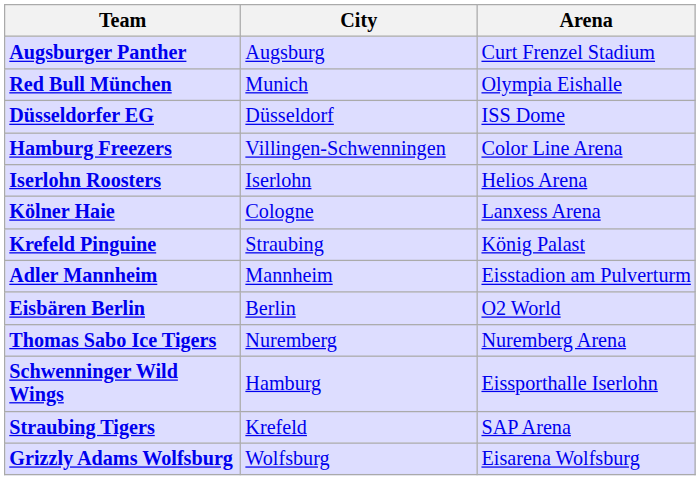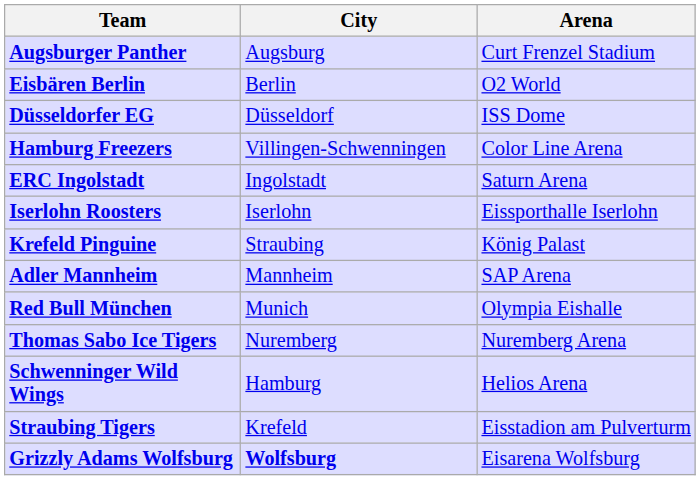rows swapped: (77, 308) <-> (90, 84)
+ row: (77, 180)
(534, 180) Helios Arena -> (570, 212) Eissporthalle Iserlohn
- row: (62, 212)
(586, 276) Eisstadion am Pulverturm -> (526, 276) SAP Arena
(570, 383) Eissporthalle Iserlohn -> (534, 383) Helios Arena
(526, 426) SAP Arena -> (586, 426) Eisstadion am Pulverturm
(287, 458) normal -> (291, 458) bold
